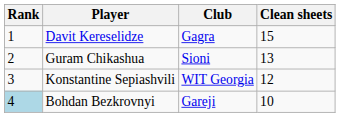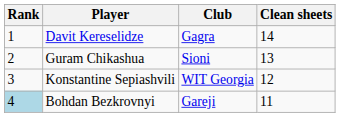(267, 36) 15 -> (267, 36) 14
(267, 101) 10 -> (267, 101) 11
